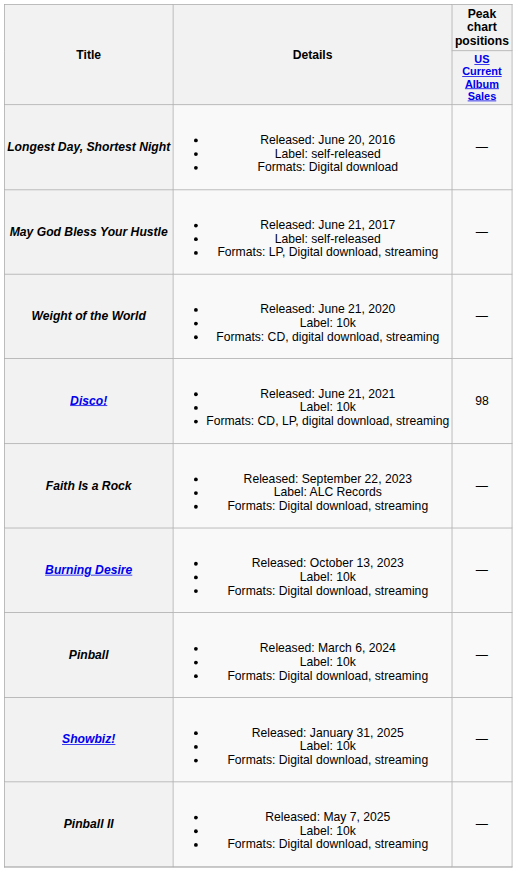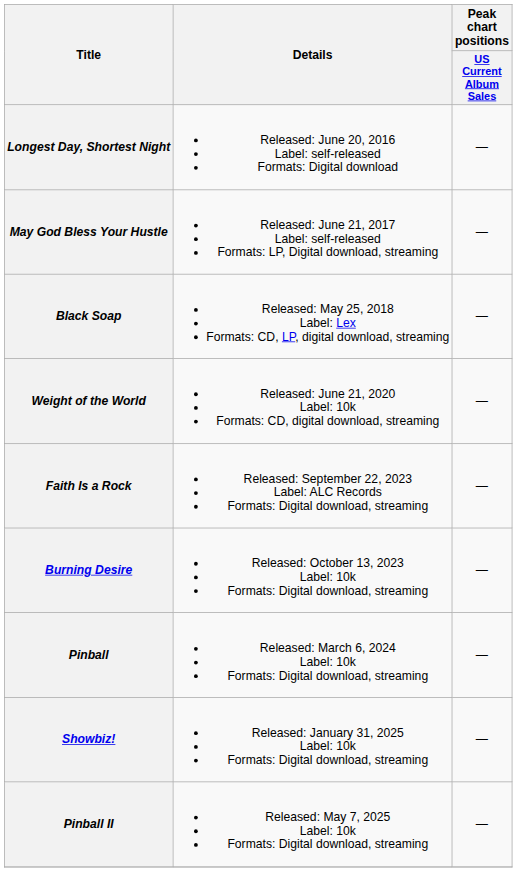+ row: (89, 316)
- row: (89, 401)
